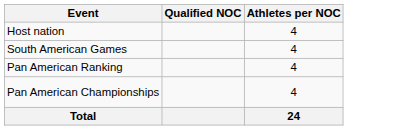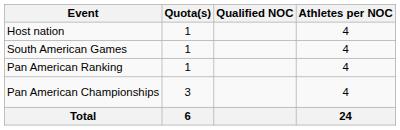+ column: (188, 13)
